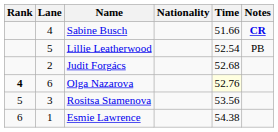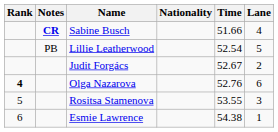columns swapped: (50, 13) <-> (258, 13)
(227, 65) 52.68 -> (229, 65) 52.67
(227, 83) lightyellow background -> (229, 83) no background
(227, 100) 53.56 -> (229, 100) 53.55
